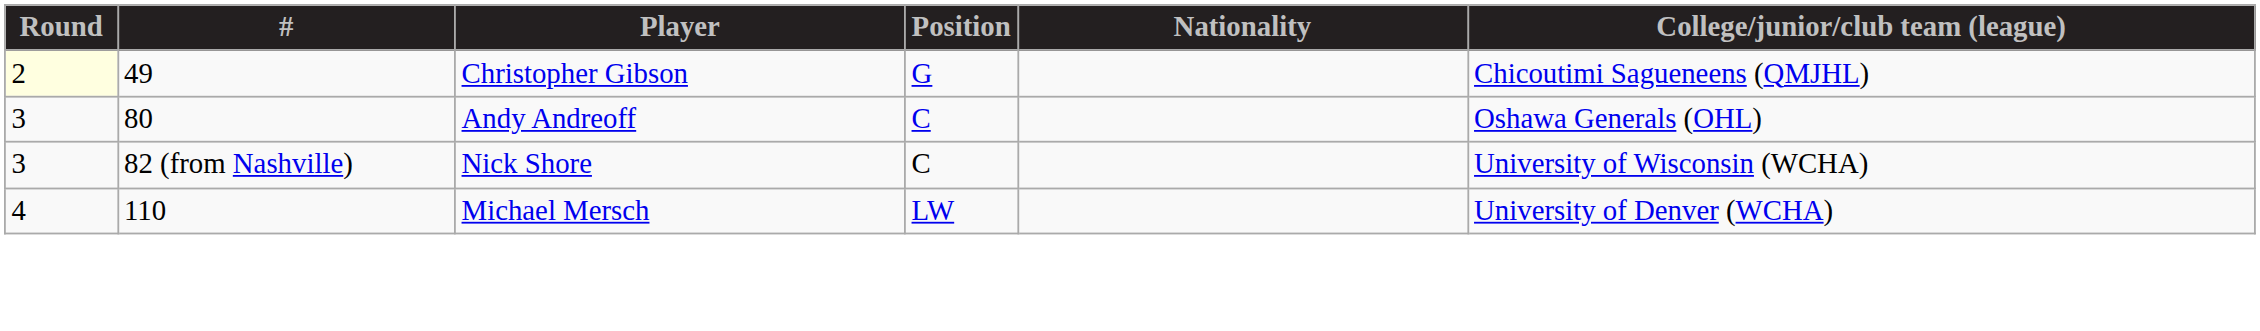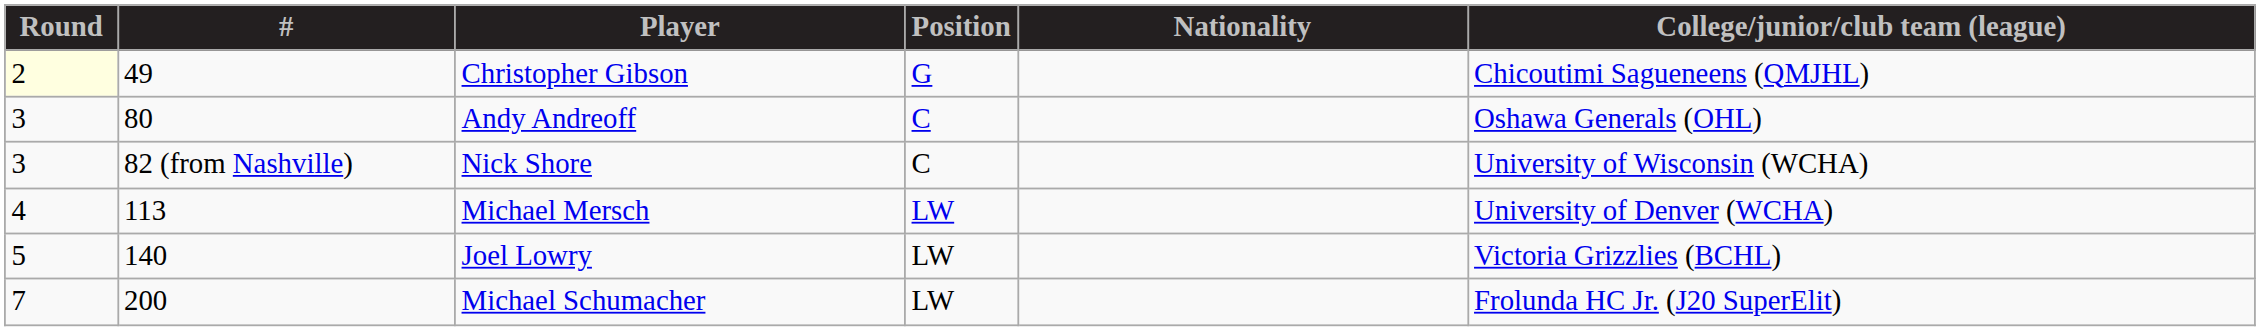(145, 210) 110 -> (145, 210) 113
+ row: (527, 255)
+ row: (583, 301)
